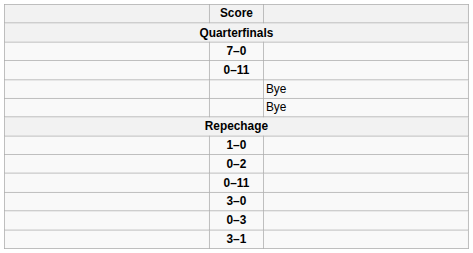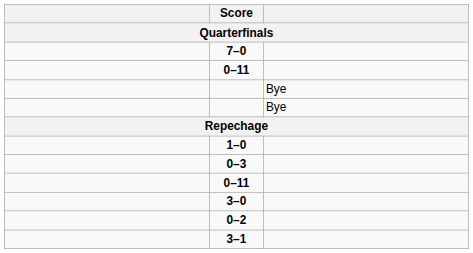rows swapped: (236, 220) <-> (236, 164)
